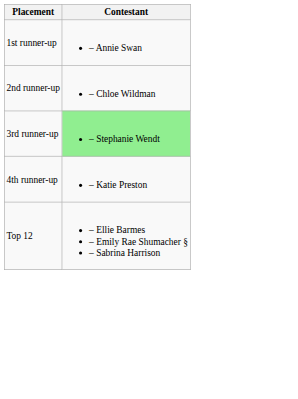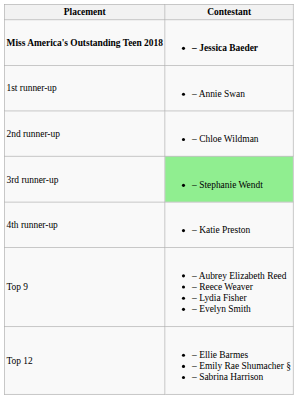+ row: (85, 42)
+ row: (17, 287)
